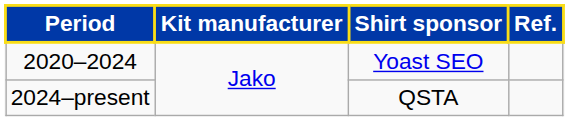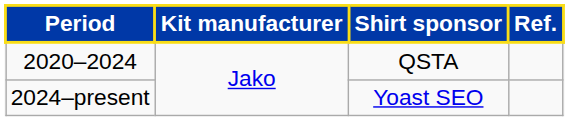(428, 61) Yoast SEO -> (428, 61) QSTA
(428, 97) QSTA -> (428, 97) Yoast SEO
